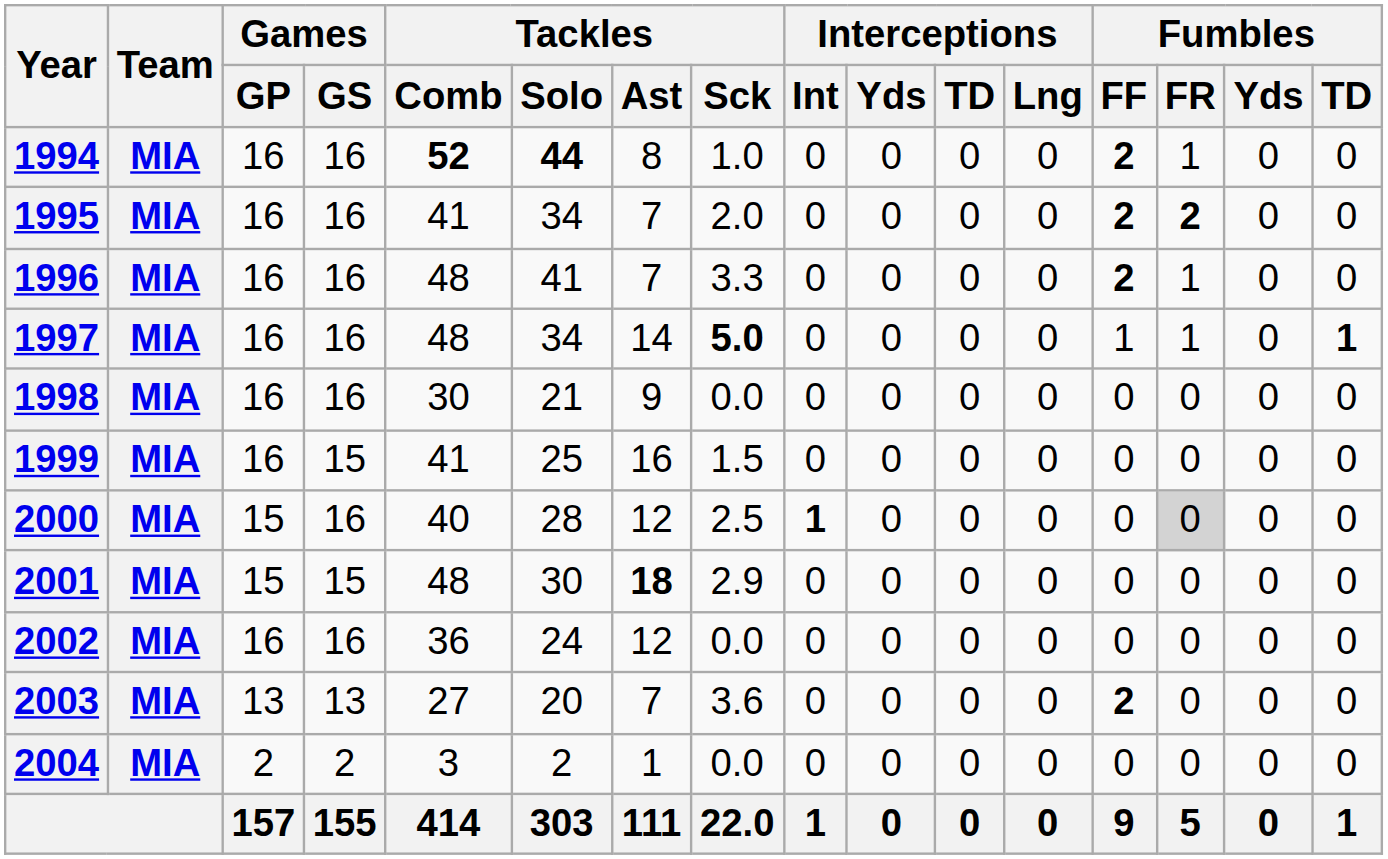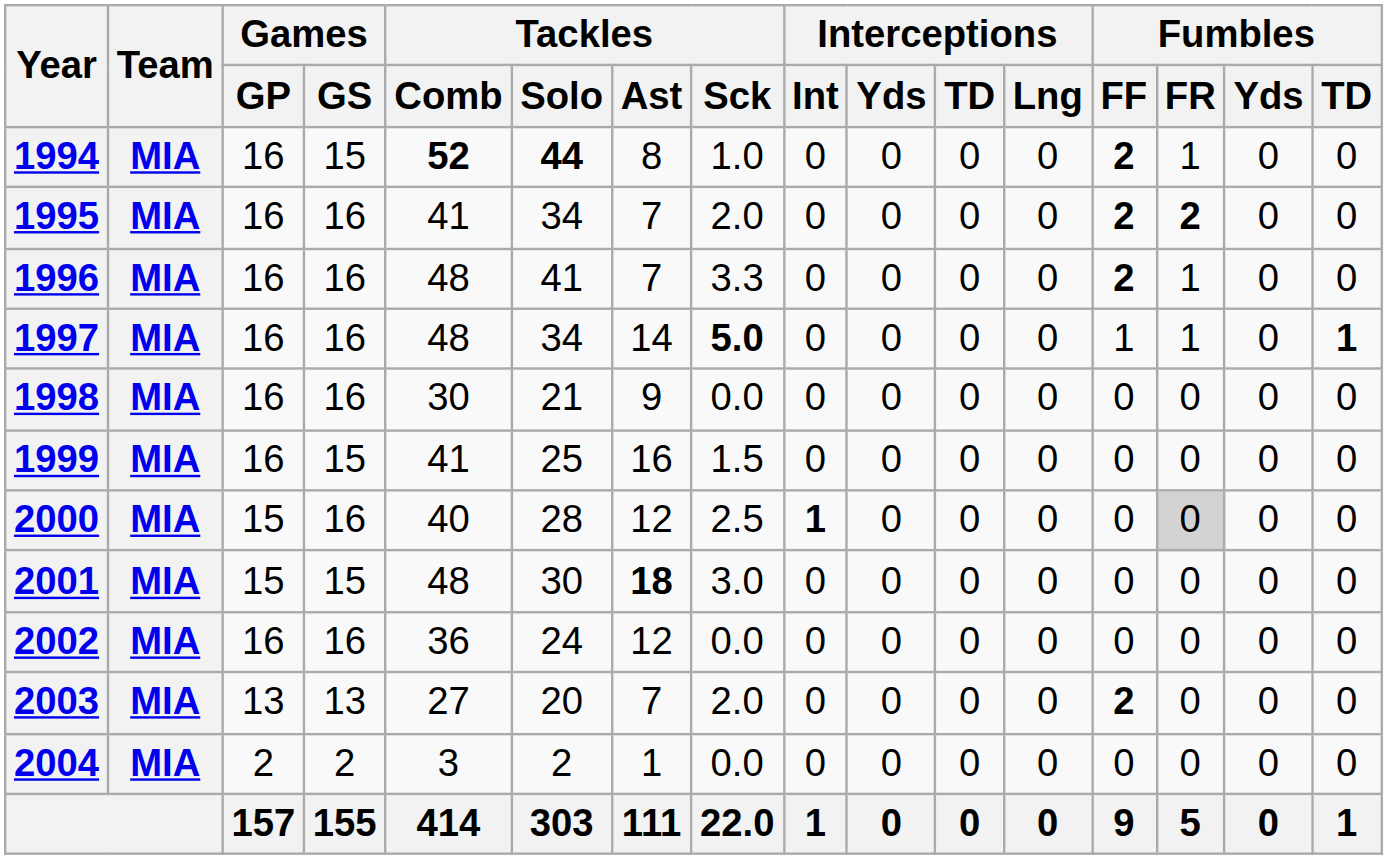(345, 156) 16 -> (345, 156) 15
(737, 580) 2.9 -> (737, 580) 3.0
(737, 701) 3.6 -> (737, 701) 2.0
